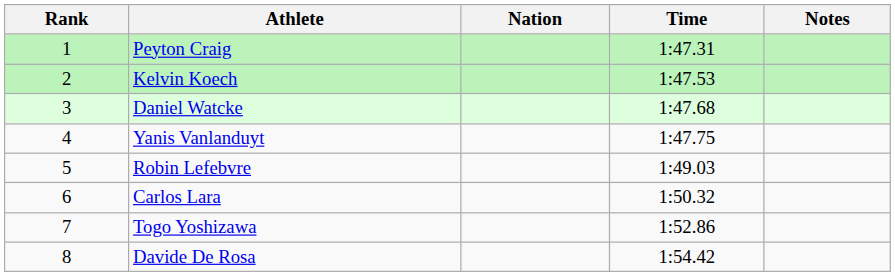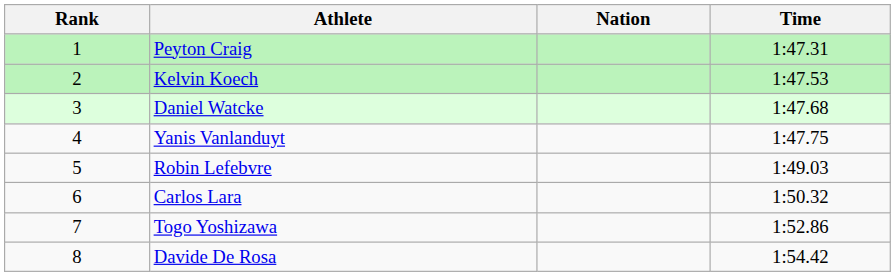- column: (827, 19)
